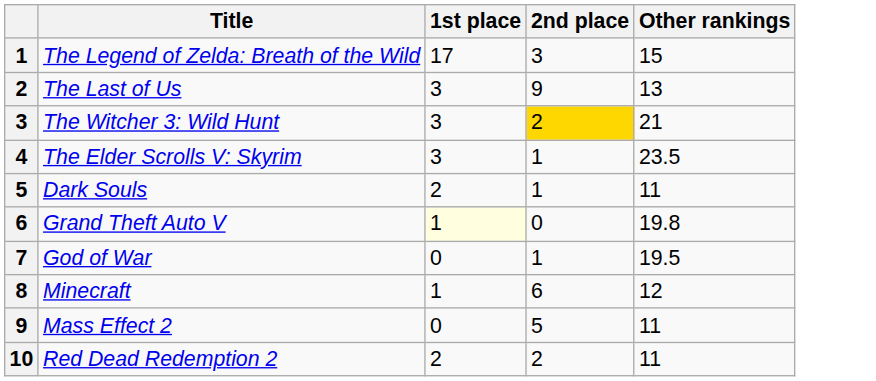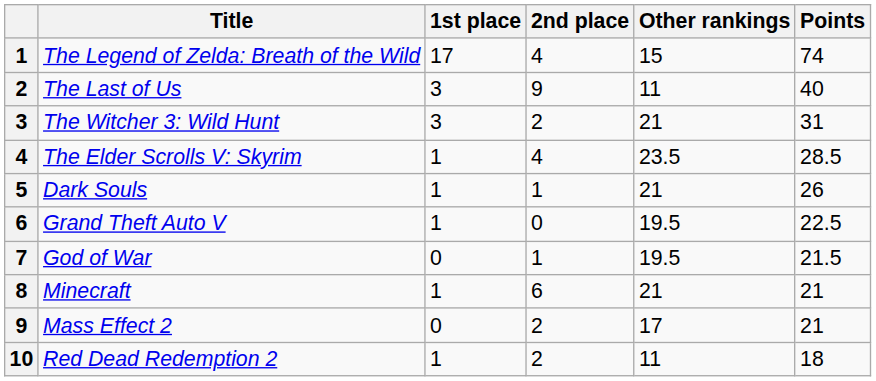+ column: (833, 21)
(537, 55) 3 -> (537, 55) 4
(651, 88) 13 -> (650, 88) 11
(537, 122) gold background -> (537, 122) no background
(436, 156) 3 -> (436, 156) 1
(537, 156) 1 -> (537, 156) 4
(436, 190) 2 -> (436, 190) 1
(650, 190) 11 -> (651, 190) 21
(436, 223) lightyellow background -> (436, 223) no background
(660, 223) 19.8 -> (660, 223) 19.5
(651, 291) 12 -> (651, 291) 21
(537, 325) 5 -> (537, 325) 2
(650, 325) 11 -> (651, 325) 17
(436, 358) 2 -> (436, 358) 1
